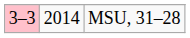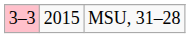(62, 18) 2014 -> (62, 18) 2015
